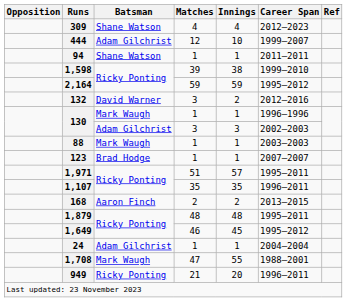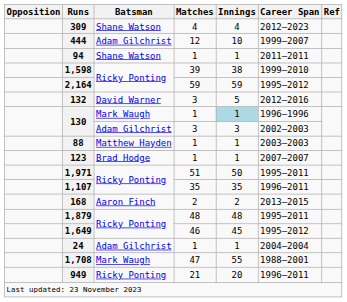(237, 99) 2 -> (237, 99) 5
(237, 114) no background -> (237, 114) lightblue background
(123, 143) Mark Waugh -> (134, 143) Matthew Hayden
(237, 172) 57 -> (237, 172) 50
